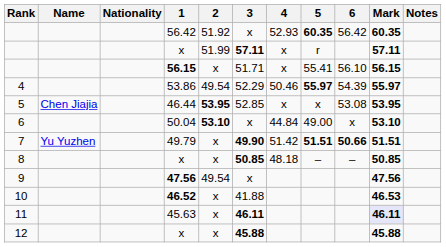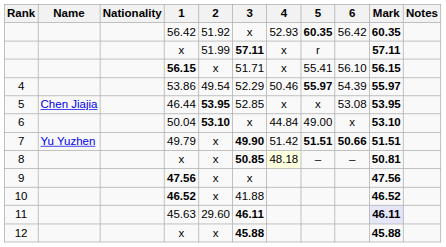(284, 159) no background -> (284, 159) lightyellow background
(386, 159) 50.85 -> (386, 159) 50.81
(216, 178) 49.54 -> (216, 178) x
(386, 196) 46.53 -> (386, 196) 46.52
(216, 214) x -> (216, 214) 29.60
